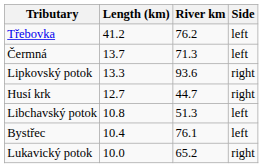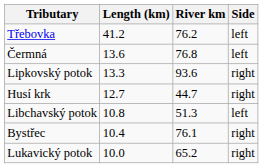(114, 53) 13.7 -> (114, 53) 13.6
(186, 53) 71.3 -> (186, 53) 76.8
(240, 133) left -> (243, 133) right
